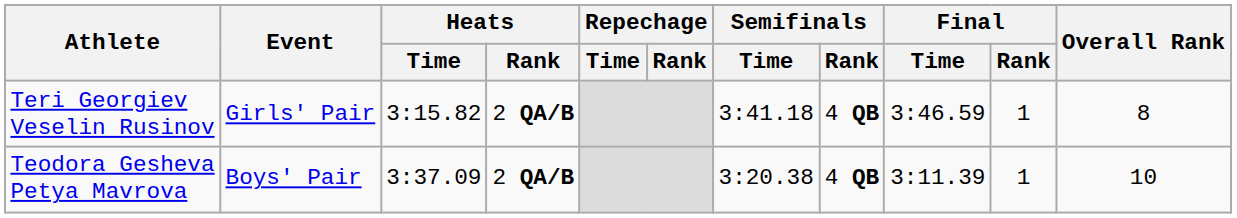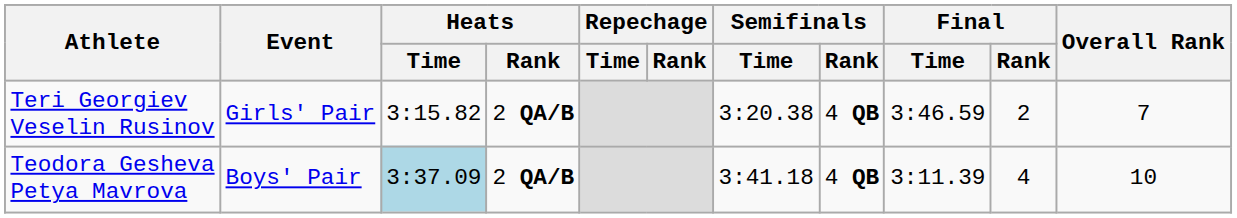(766, 114) 3:41.18 -> (766, 114) 3:20.38
(1024, 114) 1 -> (1024, 114) 2
(1143, 114) 8 -> (1143, 114) 7
(434, 179) no background -> (434, 179) lightblue background
(766, 179) 3:20.38 -> (766, 179) 3:41.18
(1024, 179) 1 -> (1024, 179) 4
